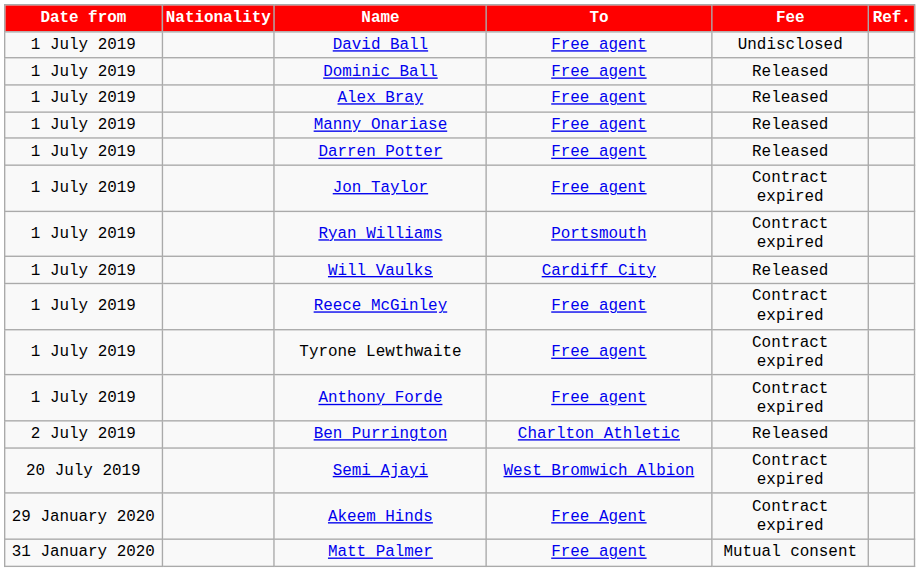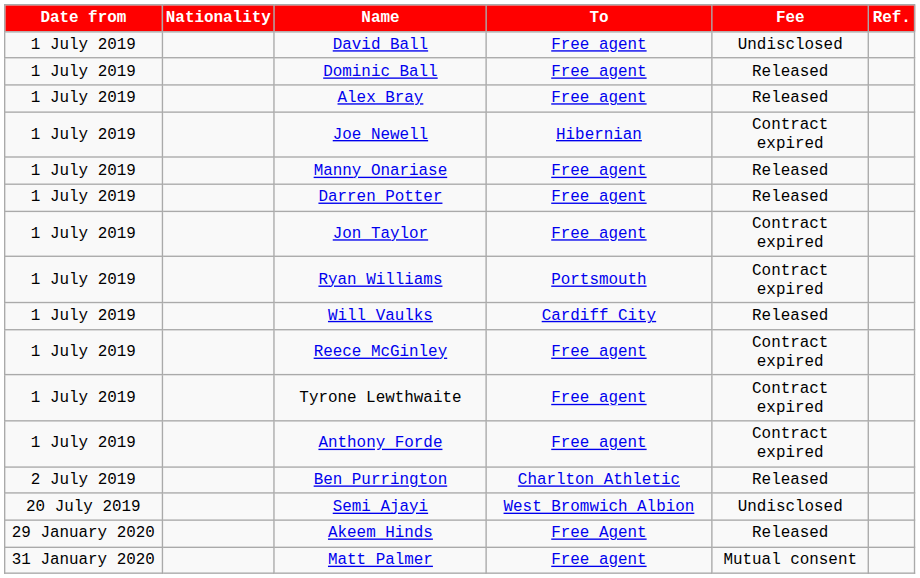+ row: (380, 134)
(790, 470) Contract expired -> (790, 506) Undisclosed
(790, 516) Contract expired -> (790, 533) Released
